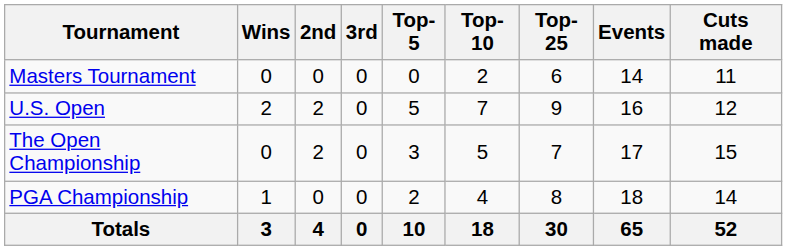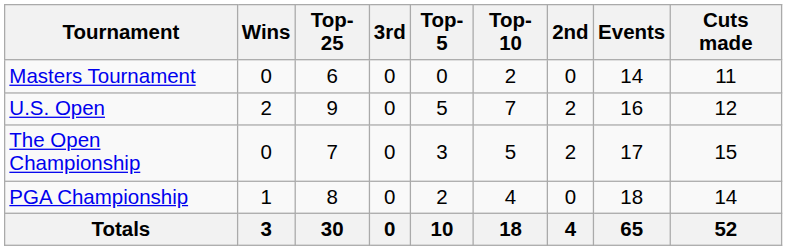columns swapped: (318, 32) <-> (556, 32)
